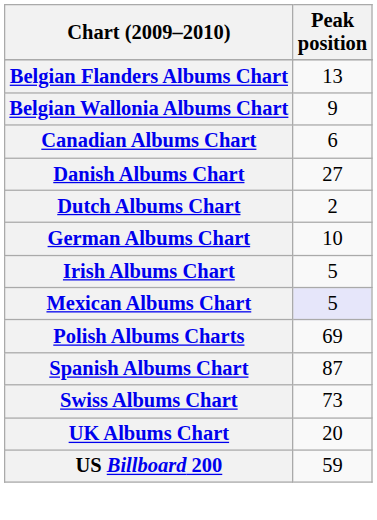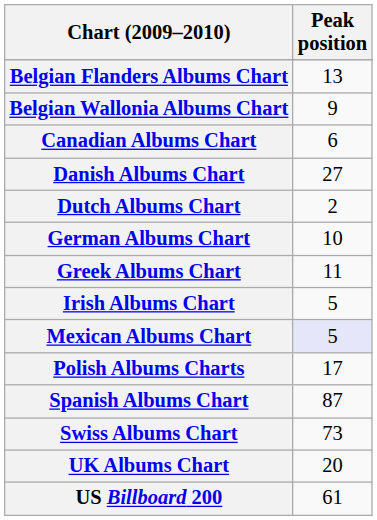+ row: (149, 271)
(333, 336) 69 -> (333, 368) 17
(333, 466) 59 -> (333, 498) 61
